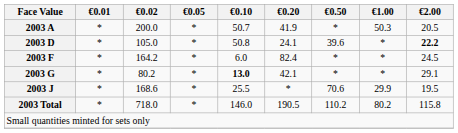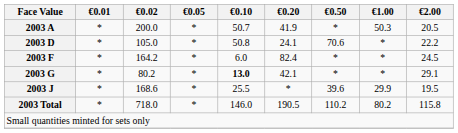(335, 43) 39.6 -> (335, 43) 70.6
(430, 43) bold -> (430, 43) normal
(335, 89) 70.6 -> (335, 89) 39.6
